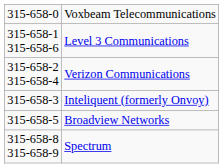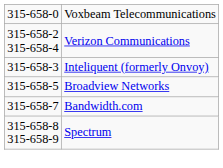- row: (127, 40)
+ row: (103, 106)
